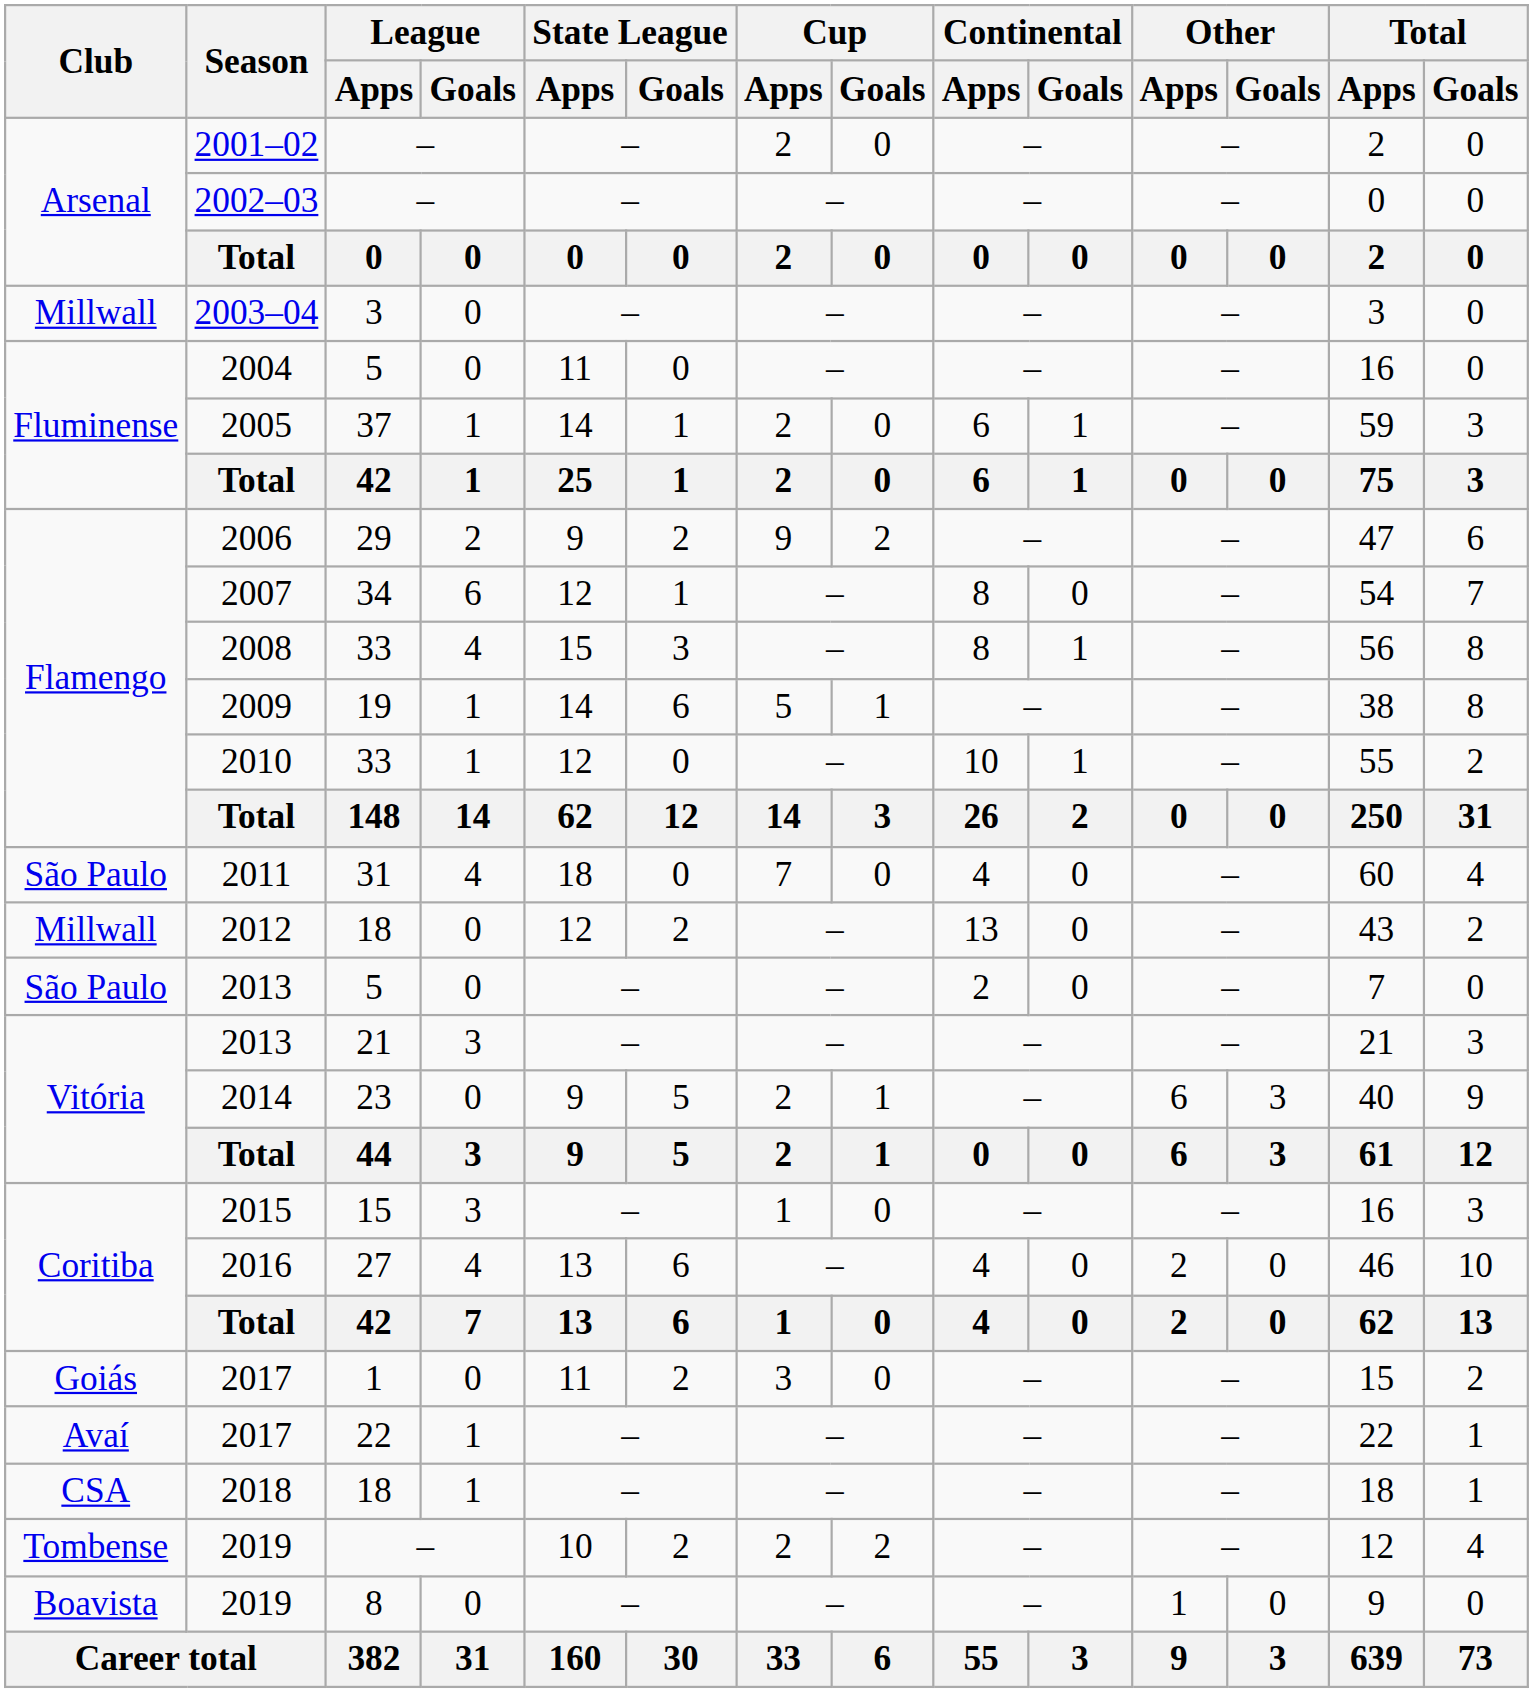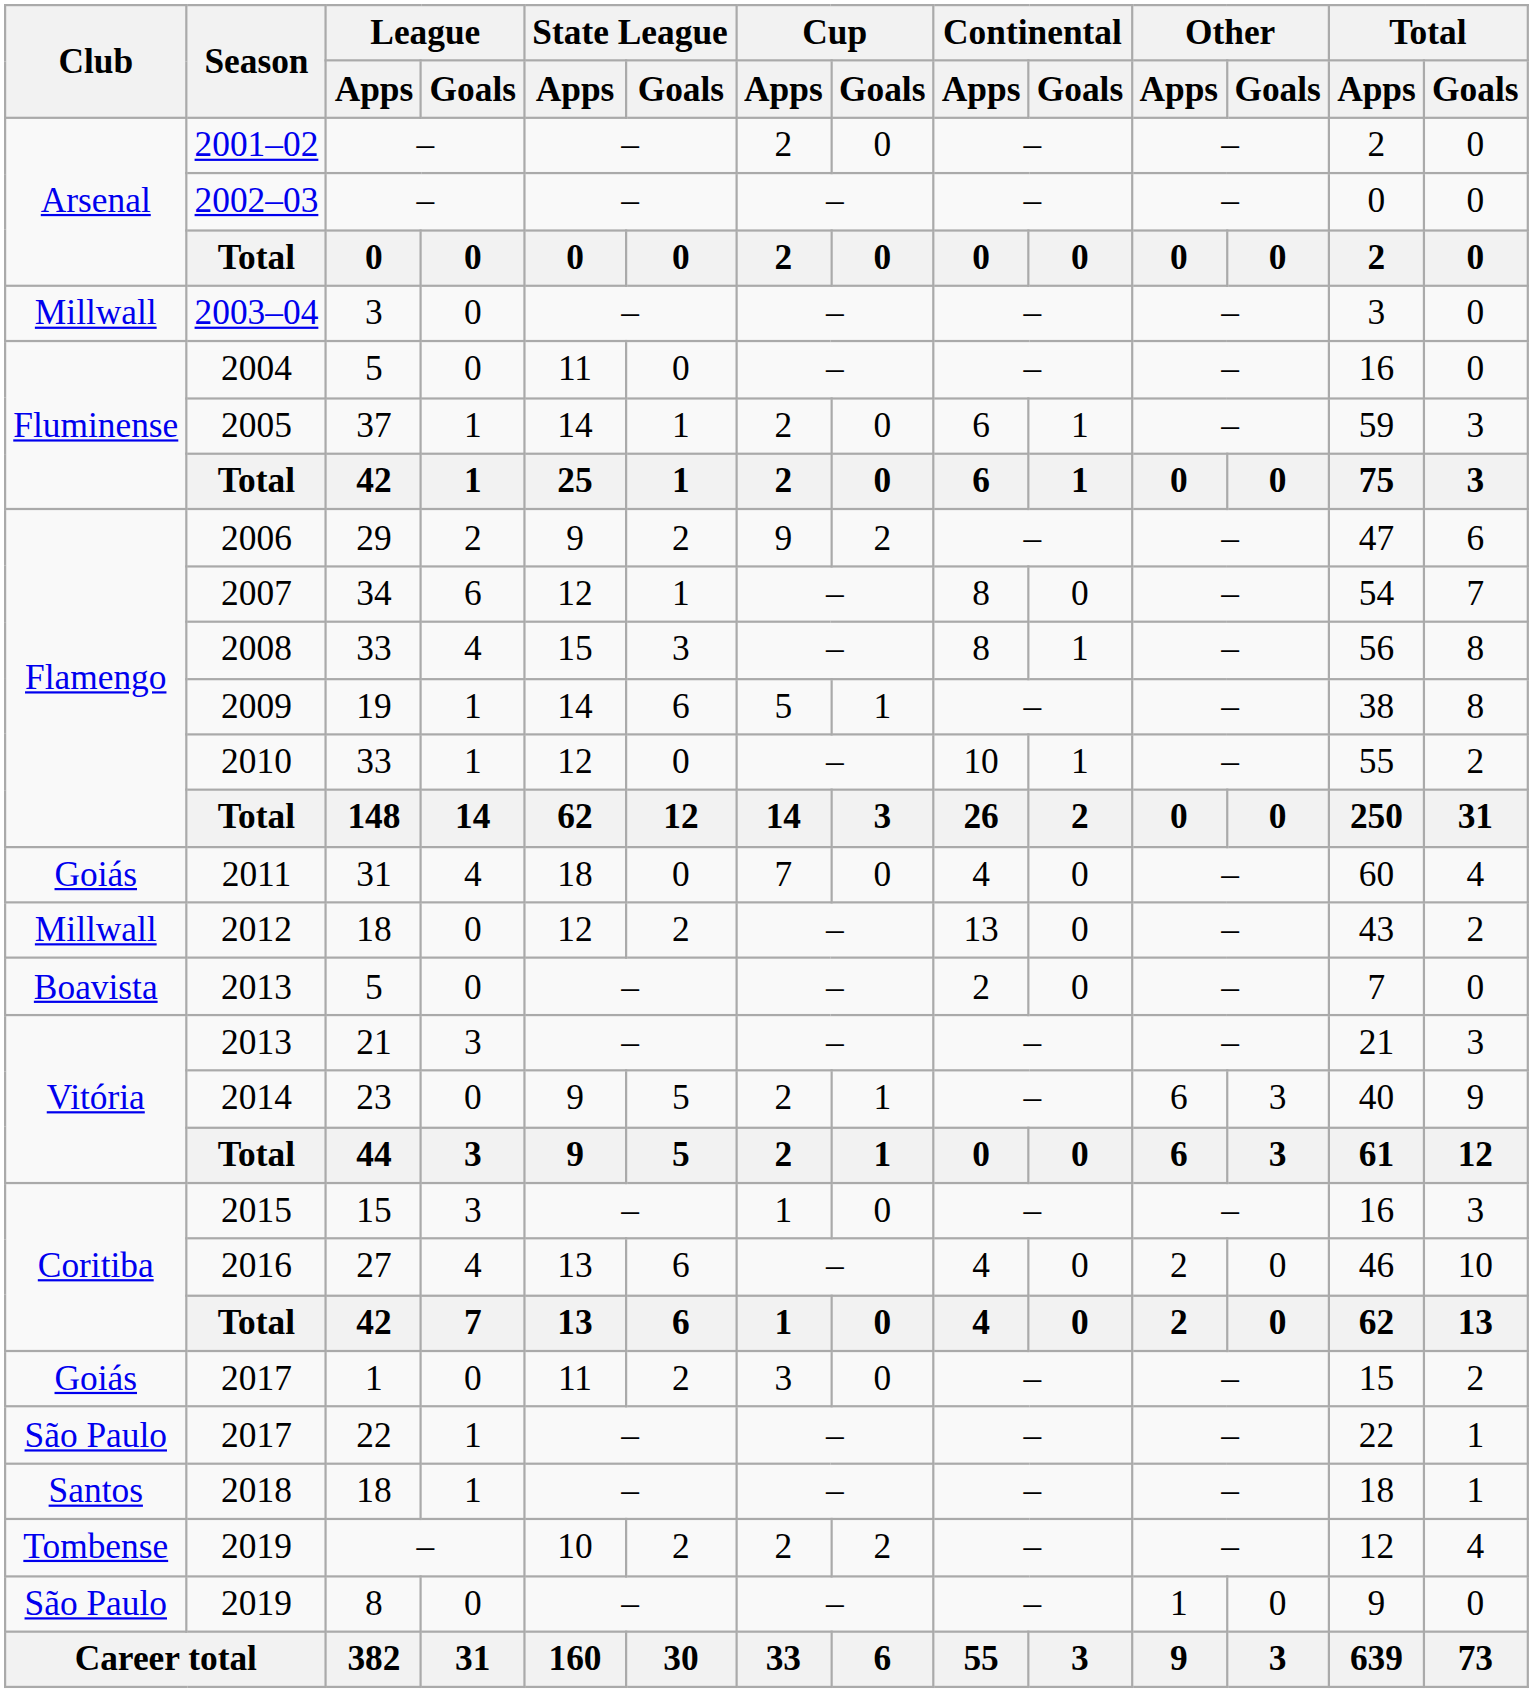(96, 873) São Paulo -> (96, 873) Goiás
(96, 985) São Paulo -> (96, 985) Boavista
(96, 1434) Avaí -> (96, 1434) São Paulo
(96, 1490) CSA -> (96, 1490) Santos
(96, 1602) Boavista -> (96, 1602) São Paulo
